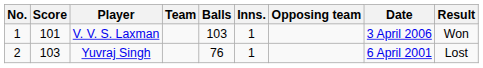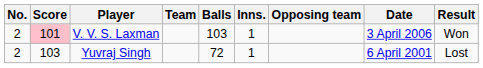(17, 34) 1 -> (17, 34) 2
(50, 34) no background -> (50, 34) pink background
(217, 53) 76 -> (217, 53) 72
